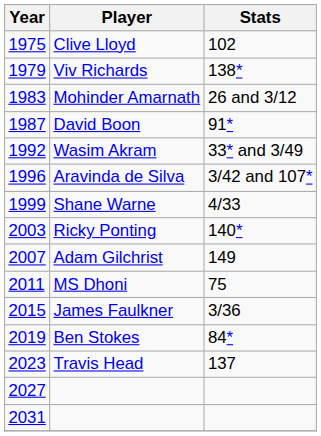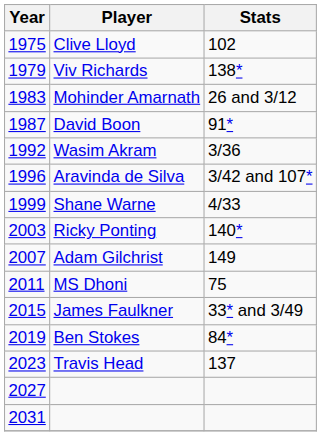(256, 151) 33* and 3/49 -> (224, 151) 3/36
(224, 310) 3/36 -> (256, 310) 33* and 3/49
